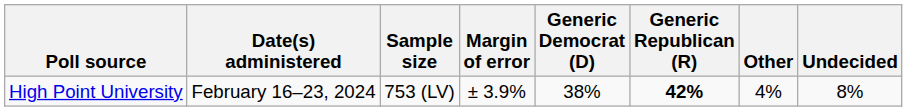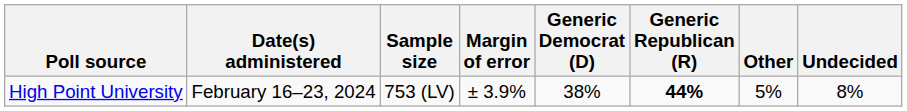(684, 91) 42% -> (684, 91) 44%
(768, 91) 4% -> (768, 91) 5%
